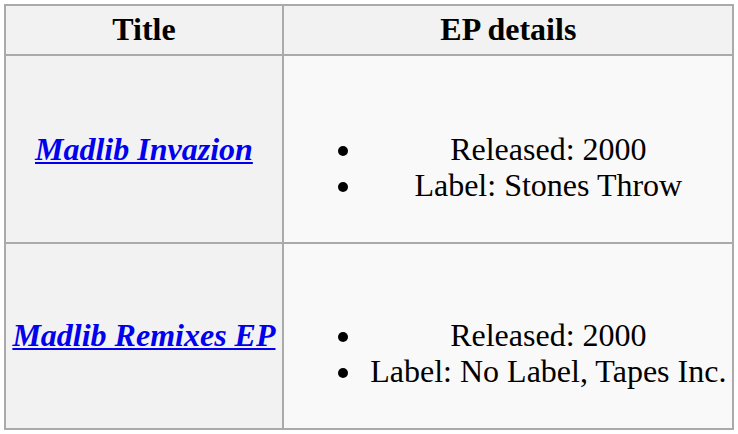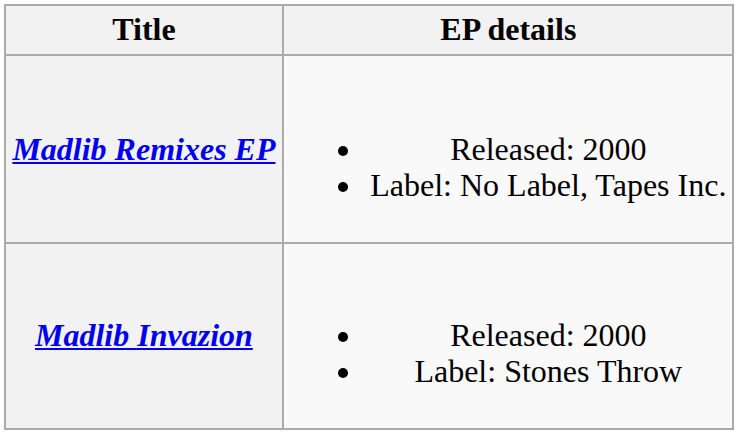rows swapped: (144, 148) <-> (144, 335)
